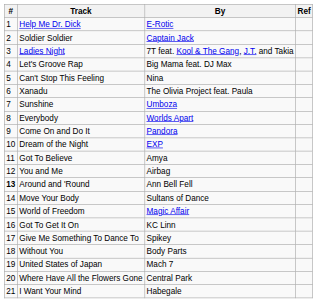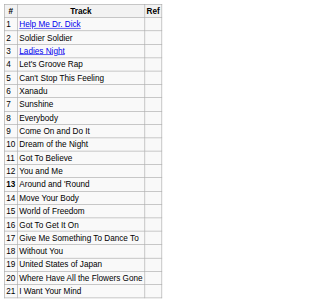- column: (220, 11)
